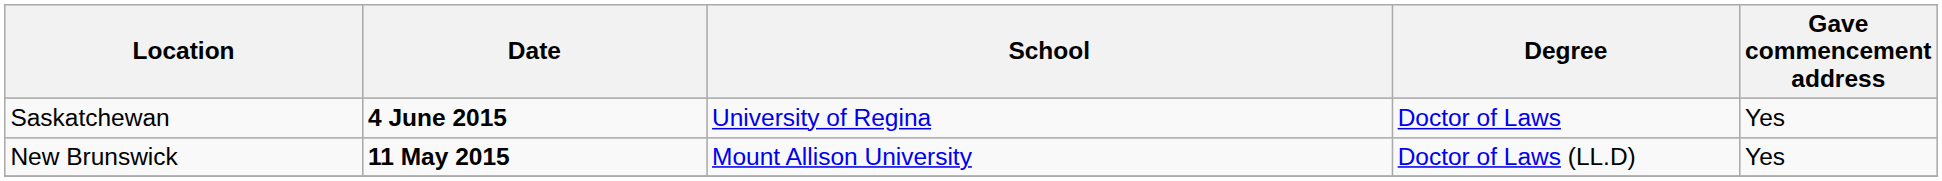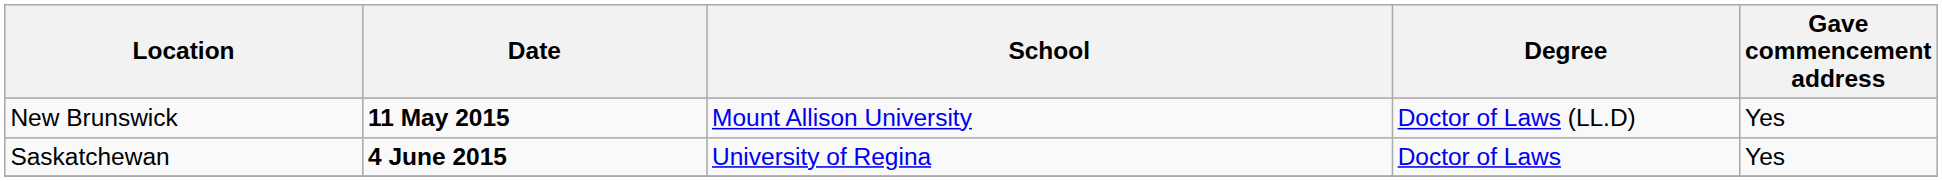rows swapped: (94, 156) <-> (90, 117)
